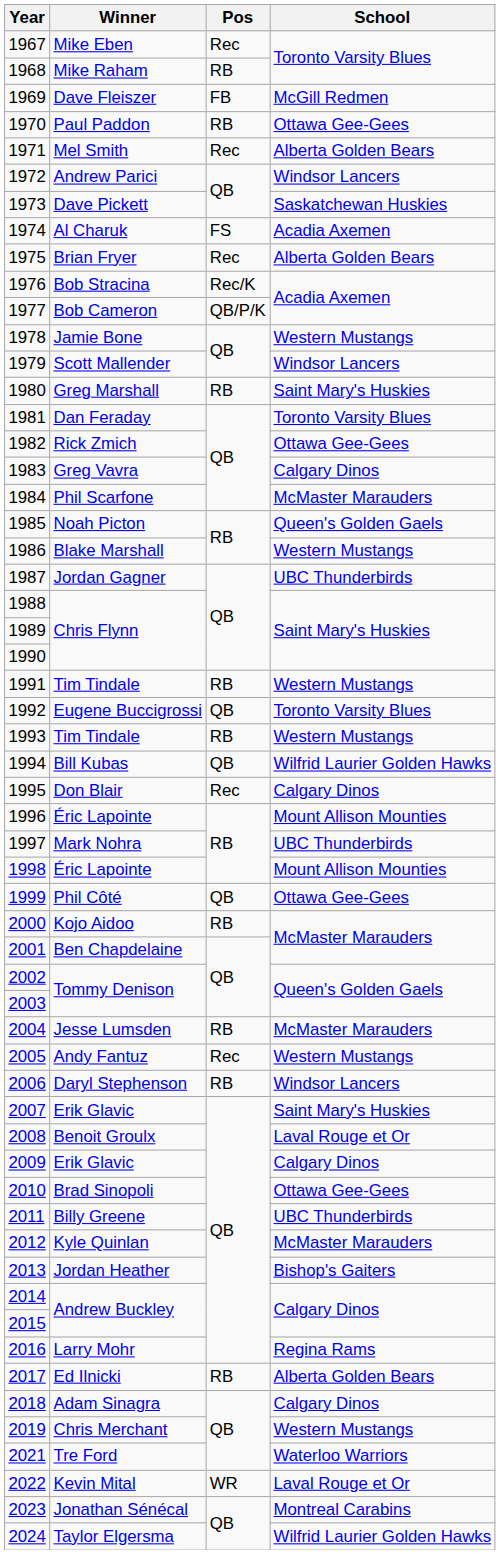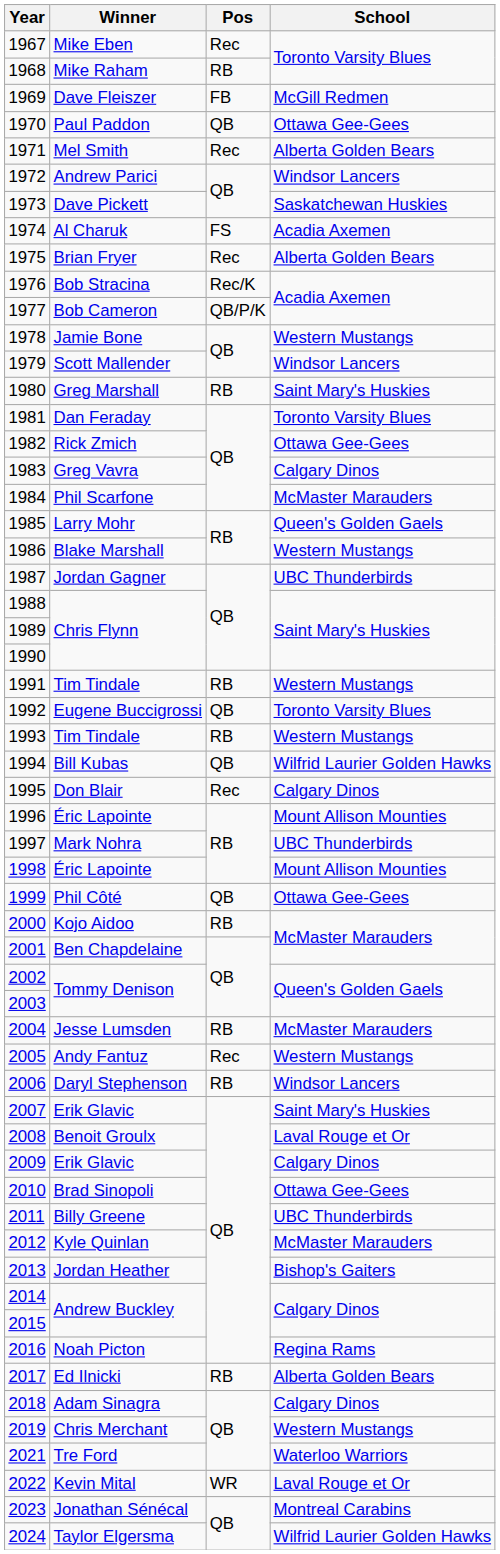(221, 124) RB -> (222, 124) QB
(99, 524) Noah Picton -> (94, 524) Larry Mohr
(94, 1350) Larry Mohr -> (99, 1350) Noah Picton
